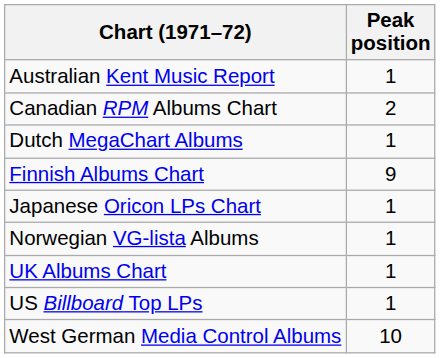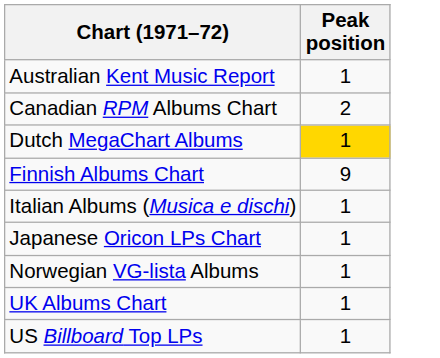(391, 141) no background -> (345, 141) gold background
+ row: (153, 206)
- row: (175, 336)
